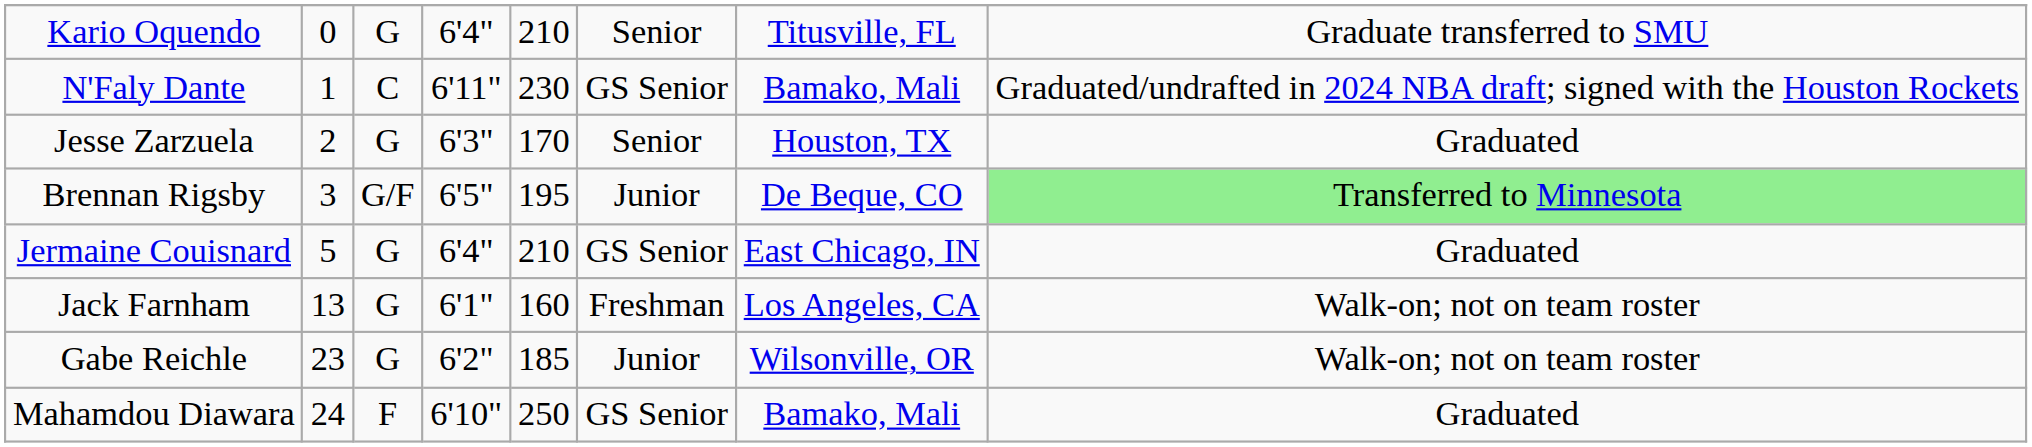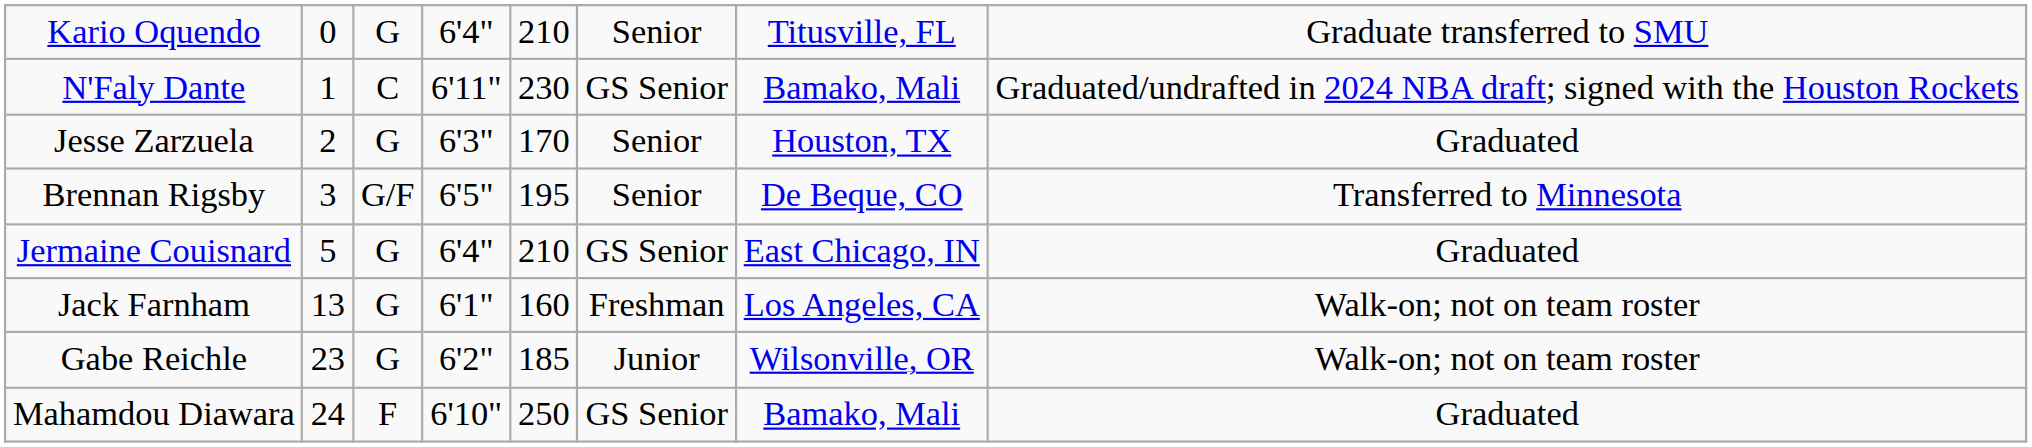(657, 195) Junior -> (657, 195) Senior
(1507, 195) lightgreen background -> (1507, 195) no background
